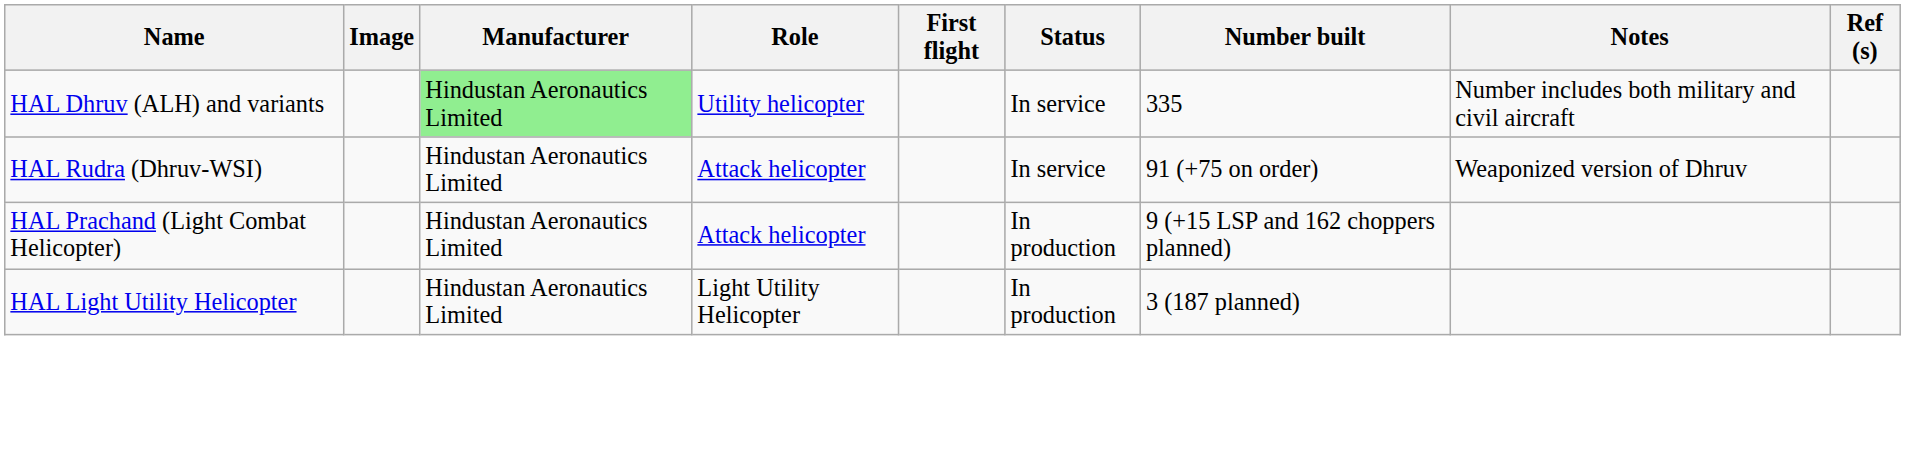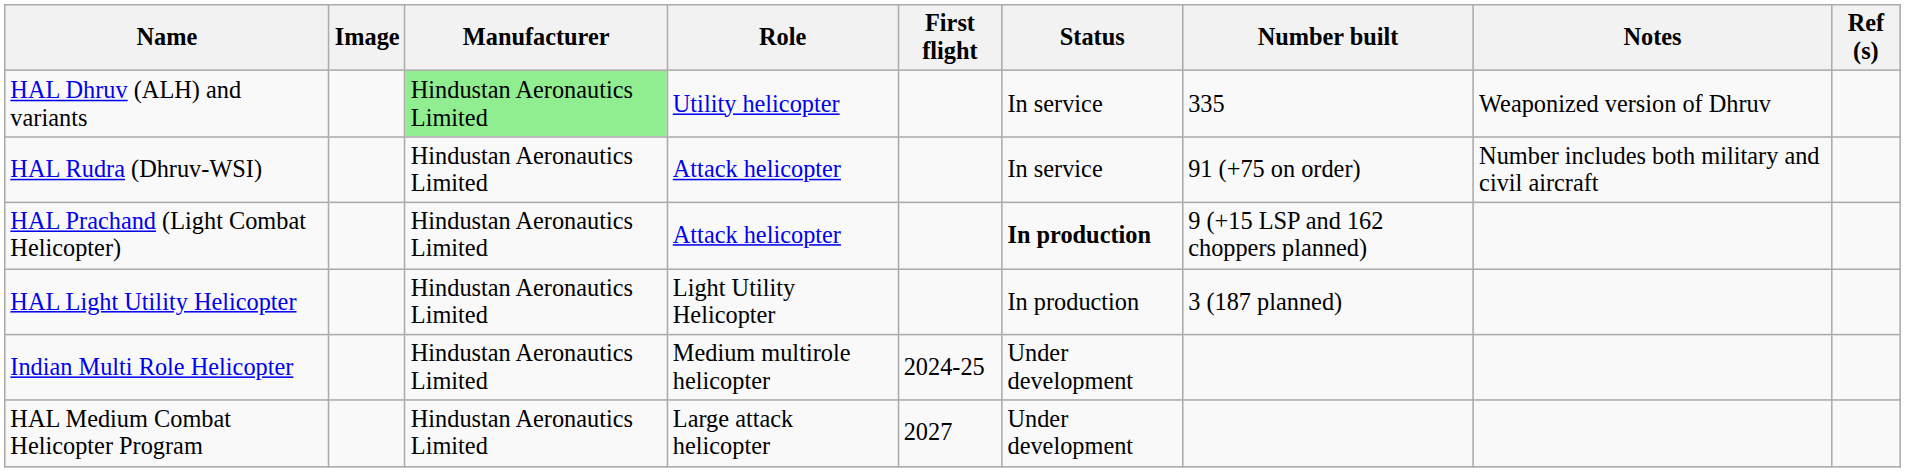(1625, 103) Number includes both military and civil aircraft -> (1625, 103) Weaponized version of Dhruv
(1601, 169) Weaponized version of Dhruv -> (1649, 169) Number includes both military and civil aircraft
(1063, 235) normal -> (1079, 235) bold
+ row: (152, 367)
+ row: (121, 433)
